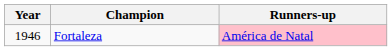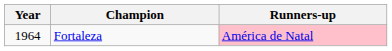(28, 35) 1946 -> (28, 35) 1964
